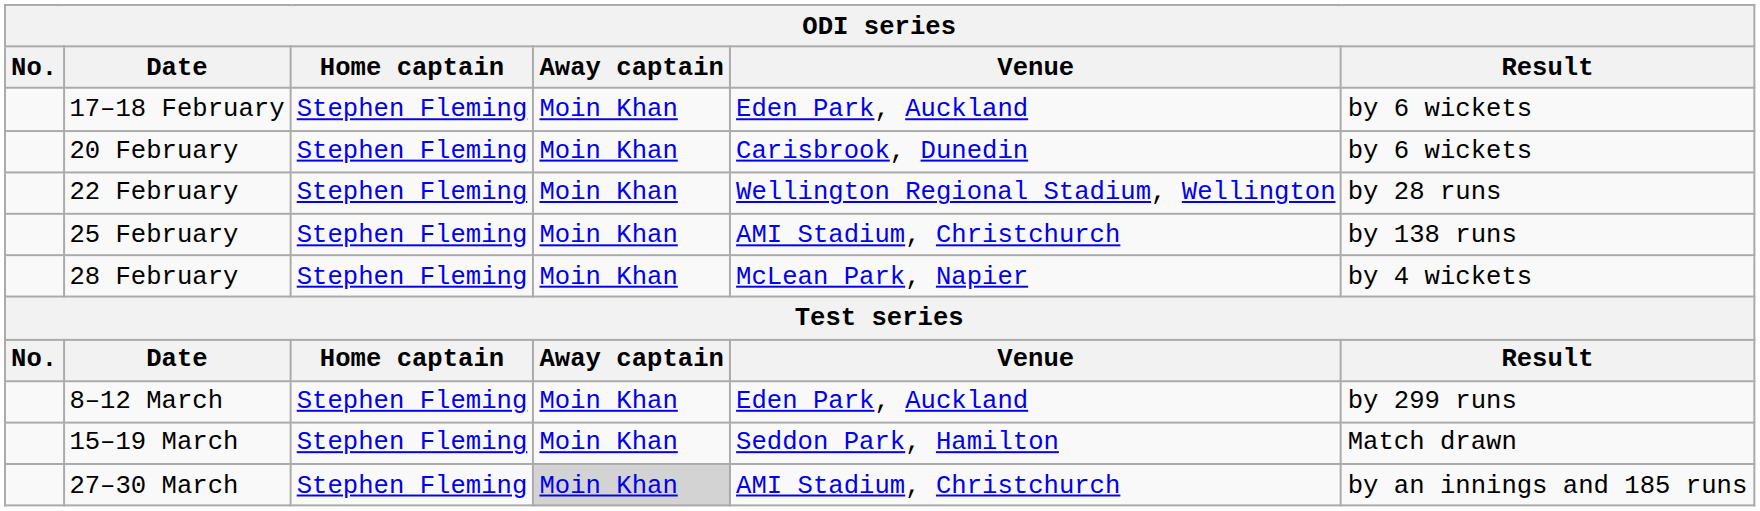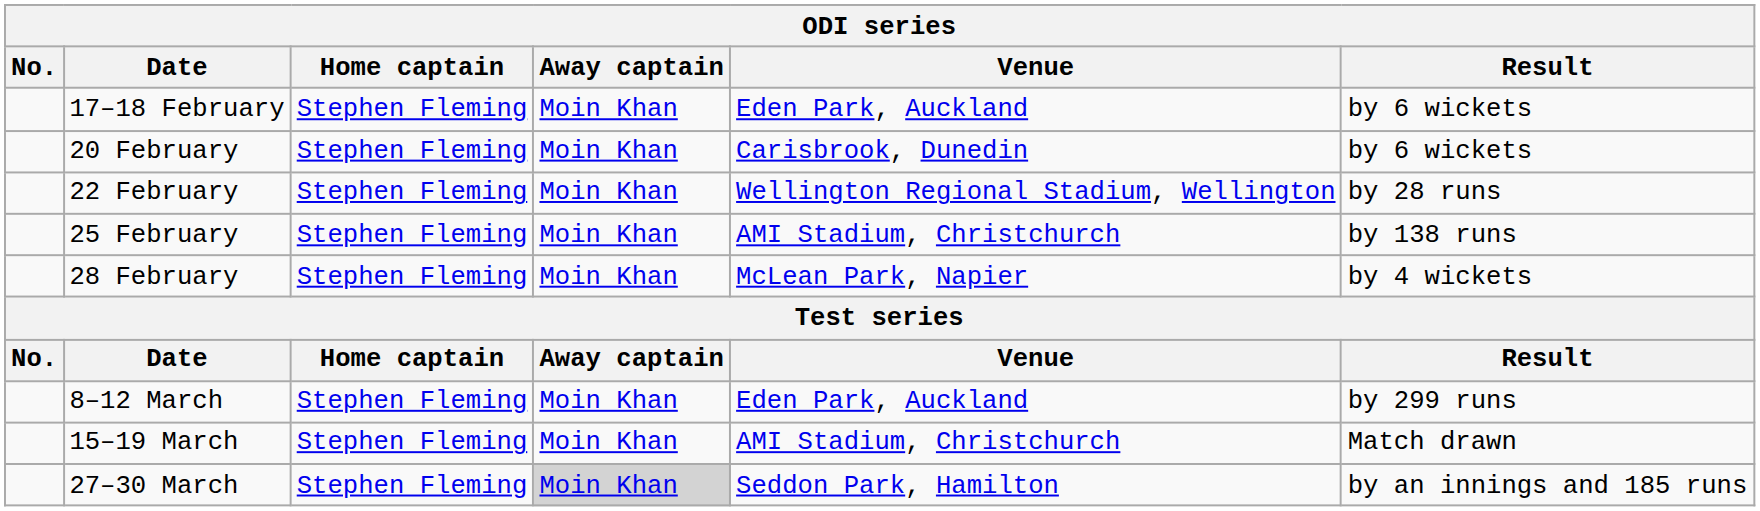(898, 443) Seddon Park, Hamilton -> (928, 443) AMI Stadium, Christchurch
(928, 485) AMI Stadium, Christchurch -> (898, 485) Seddon Park, Hamilton
